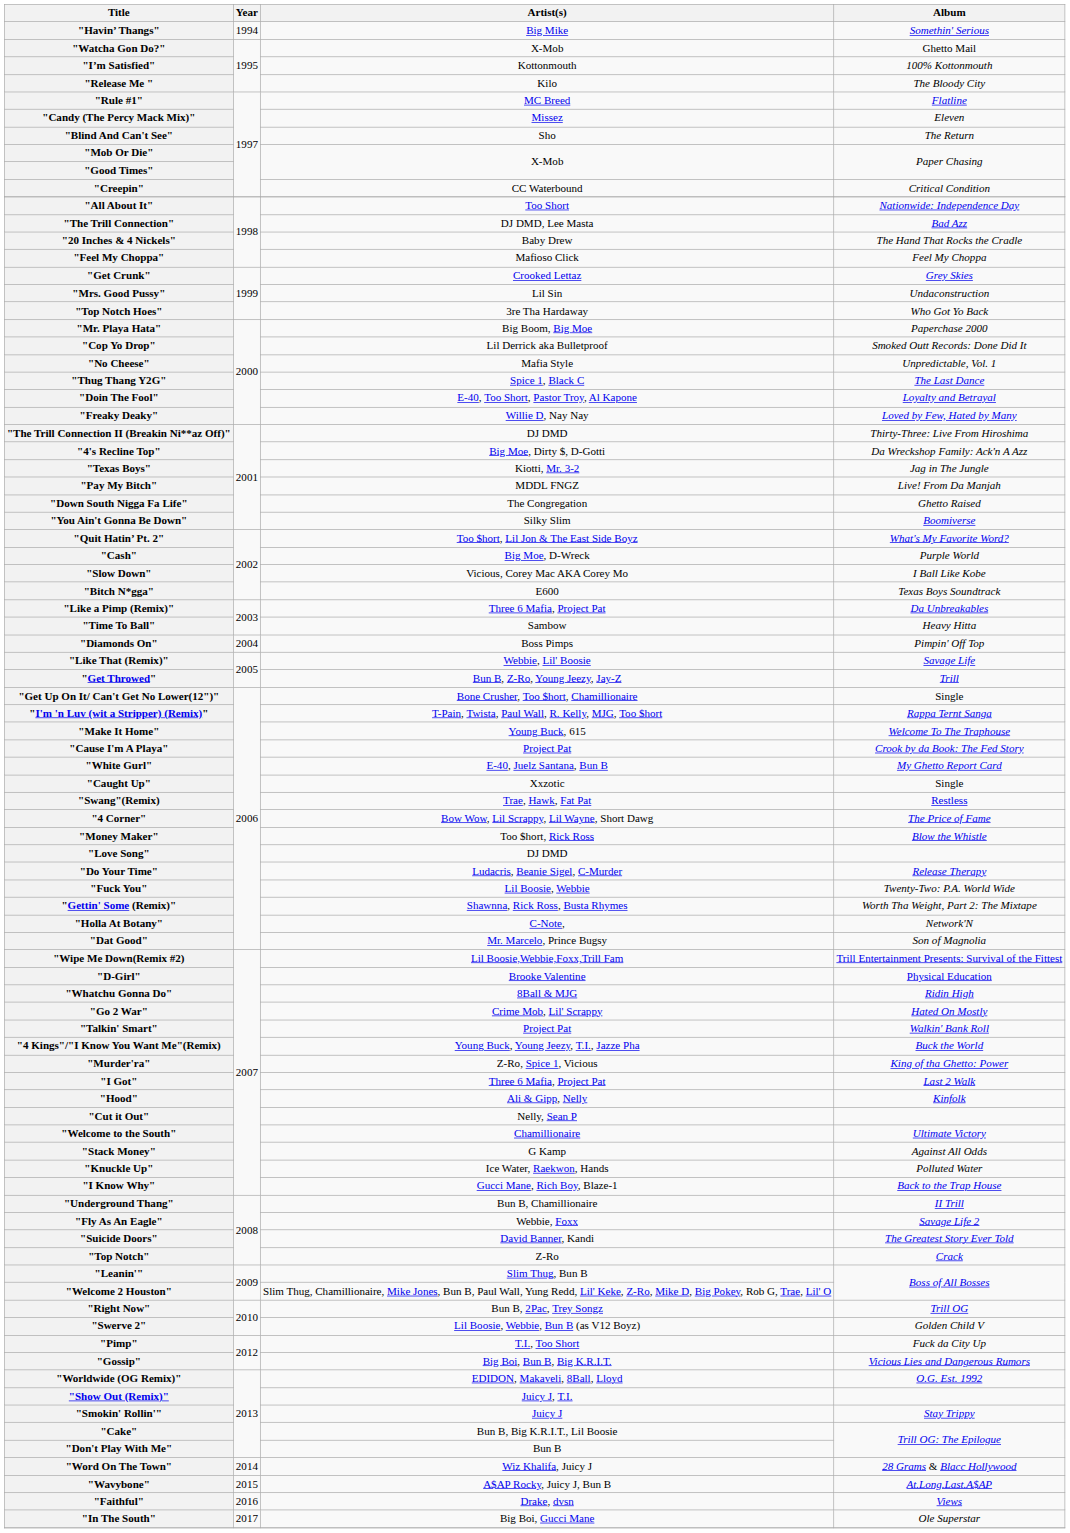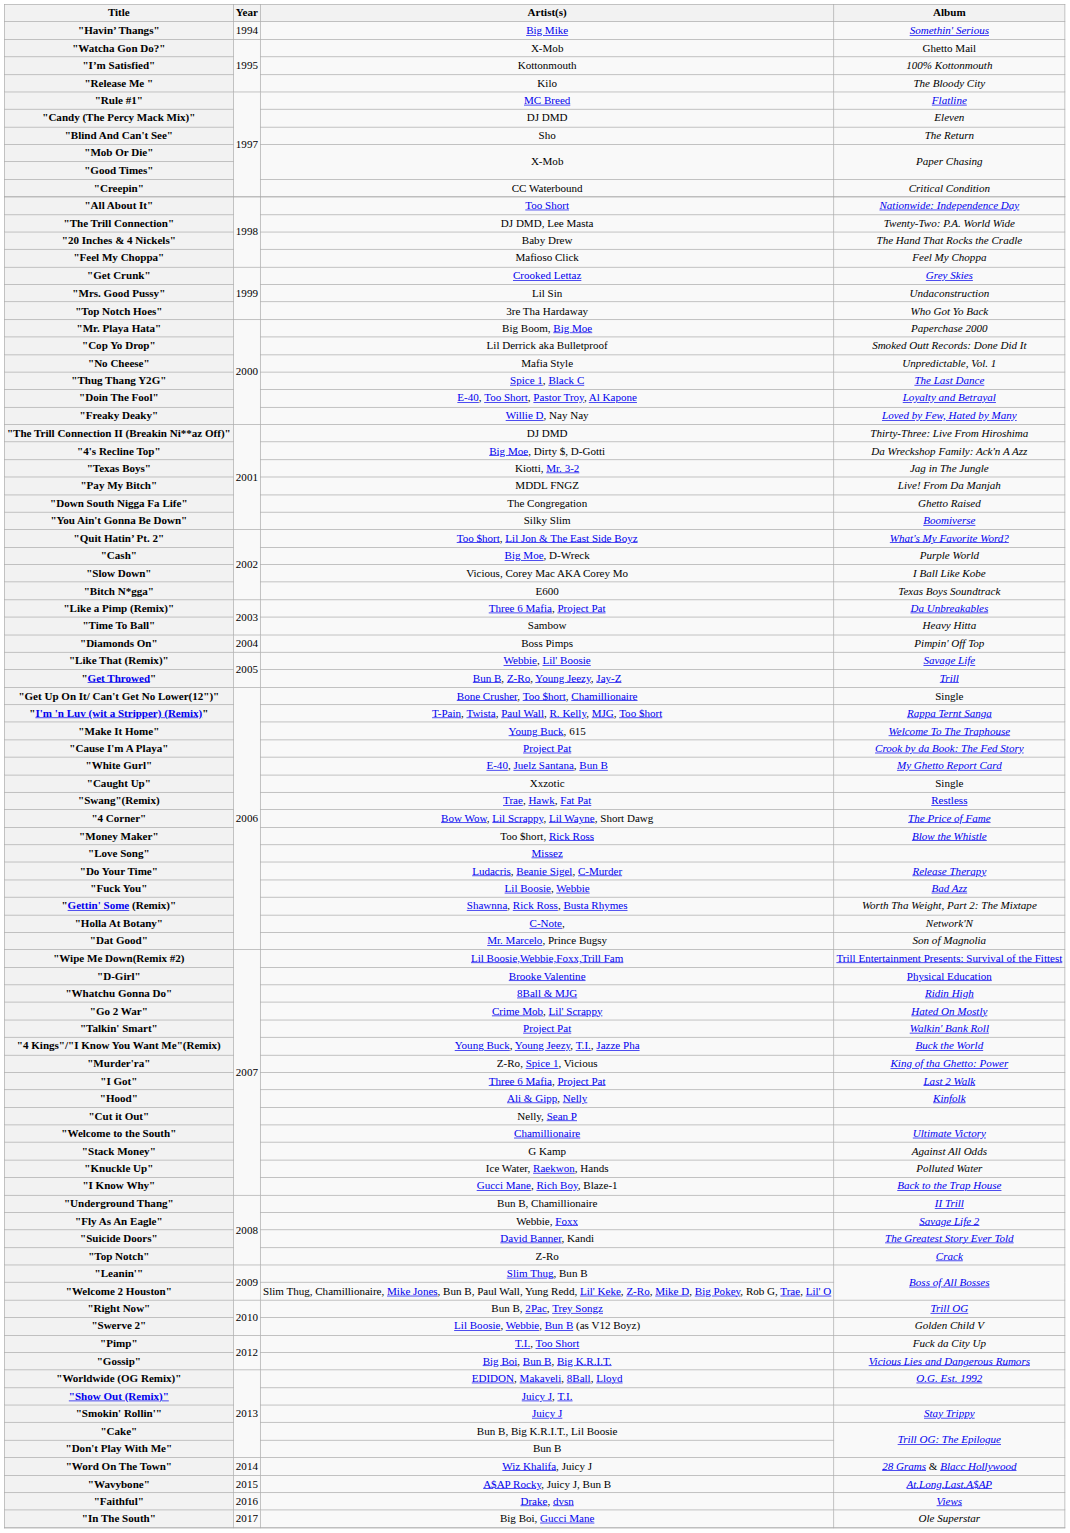(547, 118) Missez -> (547, 118) DJ DMD
(949, 223) Bad Azz -> (949, 223) Twenty-Two: P.A. World Wide
(547, 853) DJ DMD -> (547, 853) Missez
(949, 888) Twenty-Two: P.A. World Wide -> (949, 888) Bad Azz
